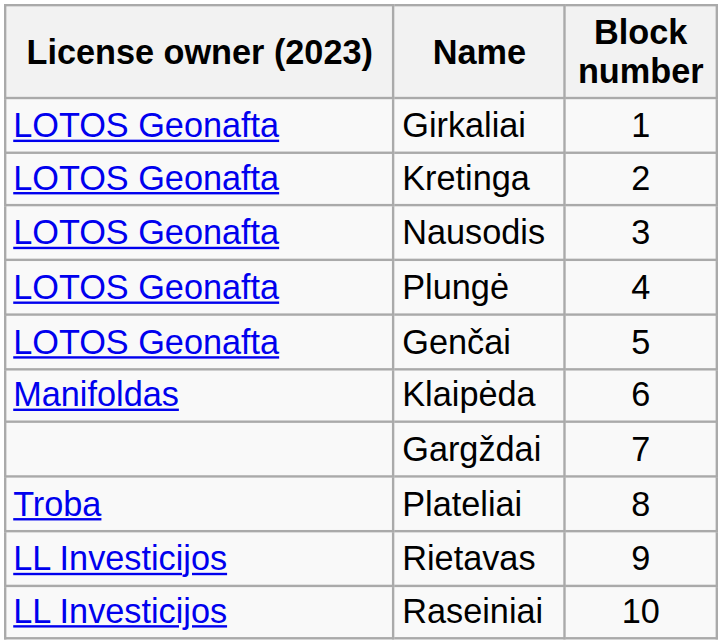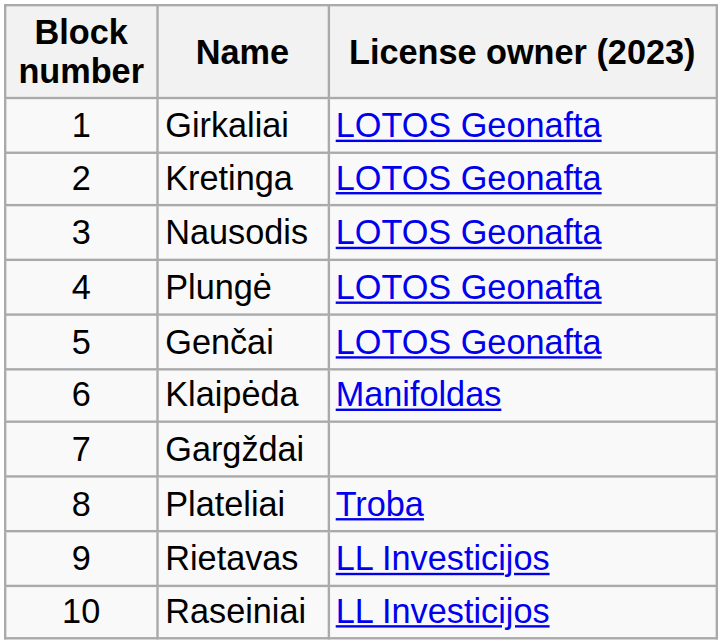columns swapped: (641, 52) <-> (200, 52)
